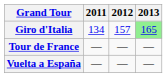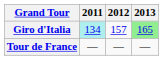(96, 30) no background -> (92, 30) paleturquoise background
- row: (44, 64)
